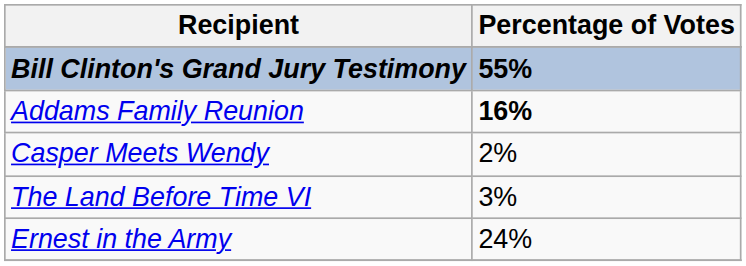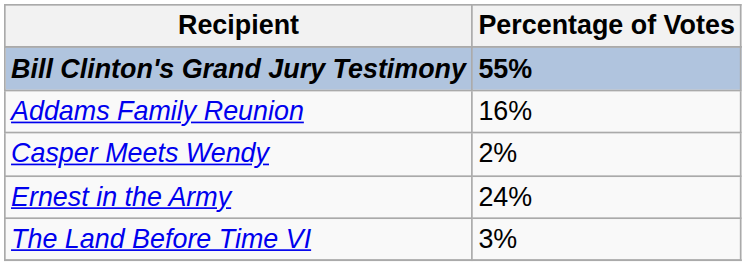(505, 111) bold -> (505, 111) normal
rows swapped: (121, 238) <-> (161, 196)
